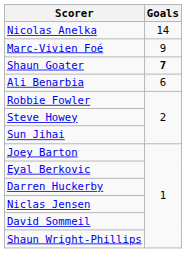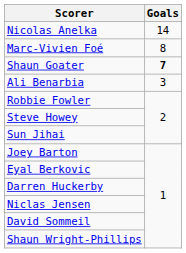(163, 48) 9 -> (163, 48) 8
(163, 83) 6 -> (163, 83) 3
